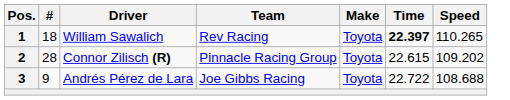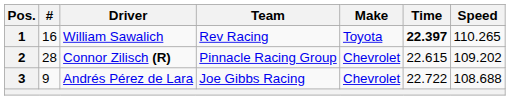(49, 36) 18 -> (49, 36) 16
(363, 58) Toyota -> (372, 58) Chevrolet
(363, 79) Toyota -> (372, 79) Chevrolet
